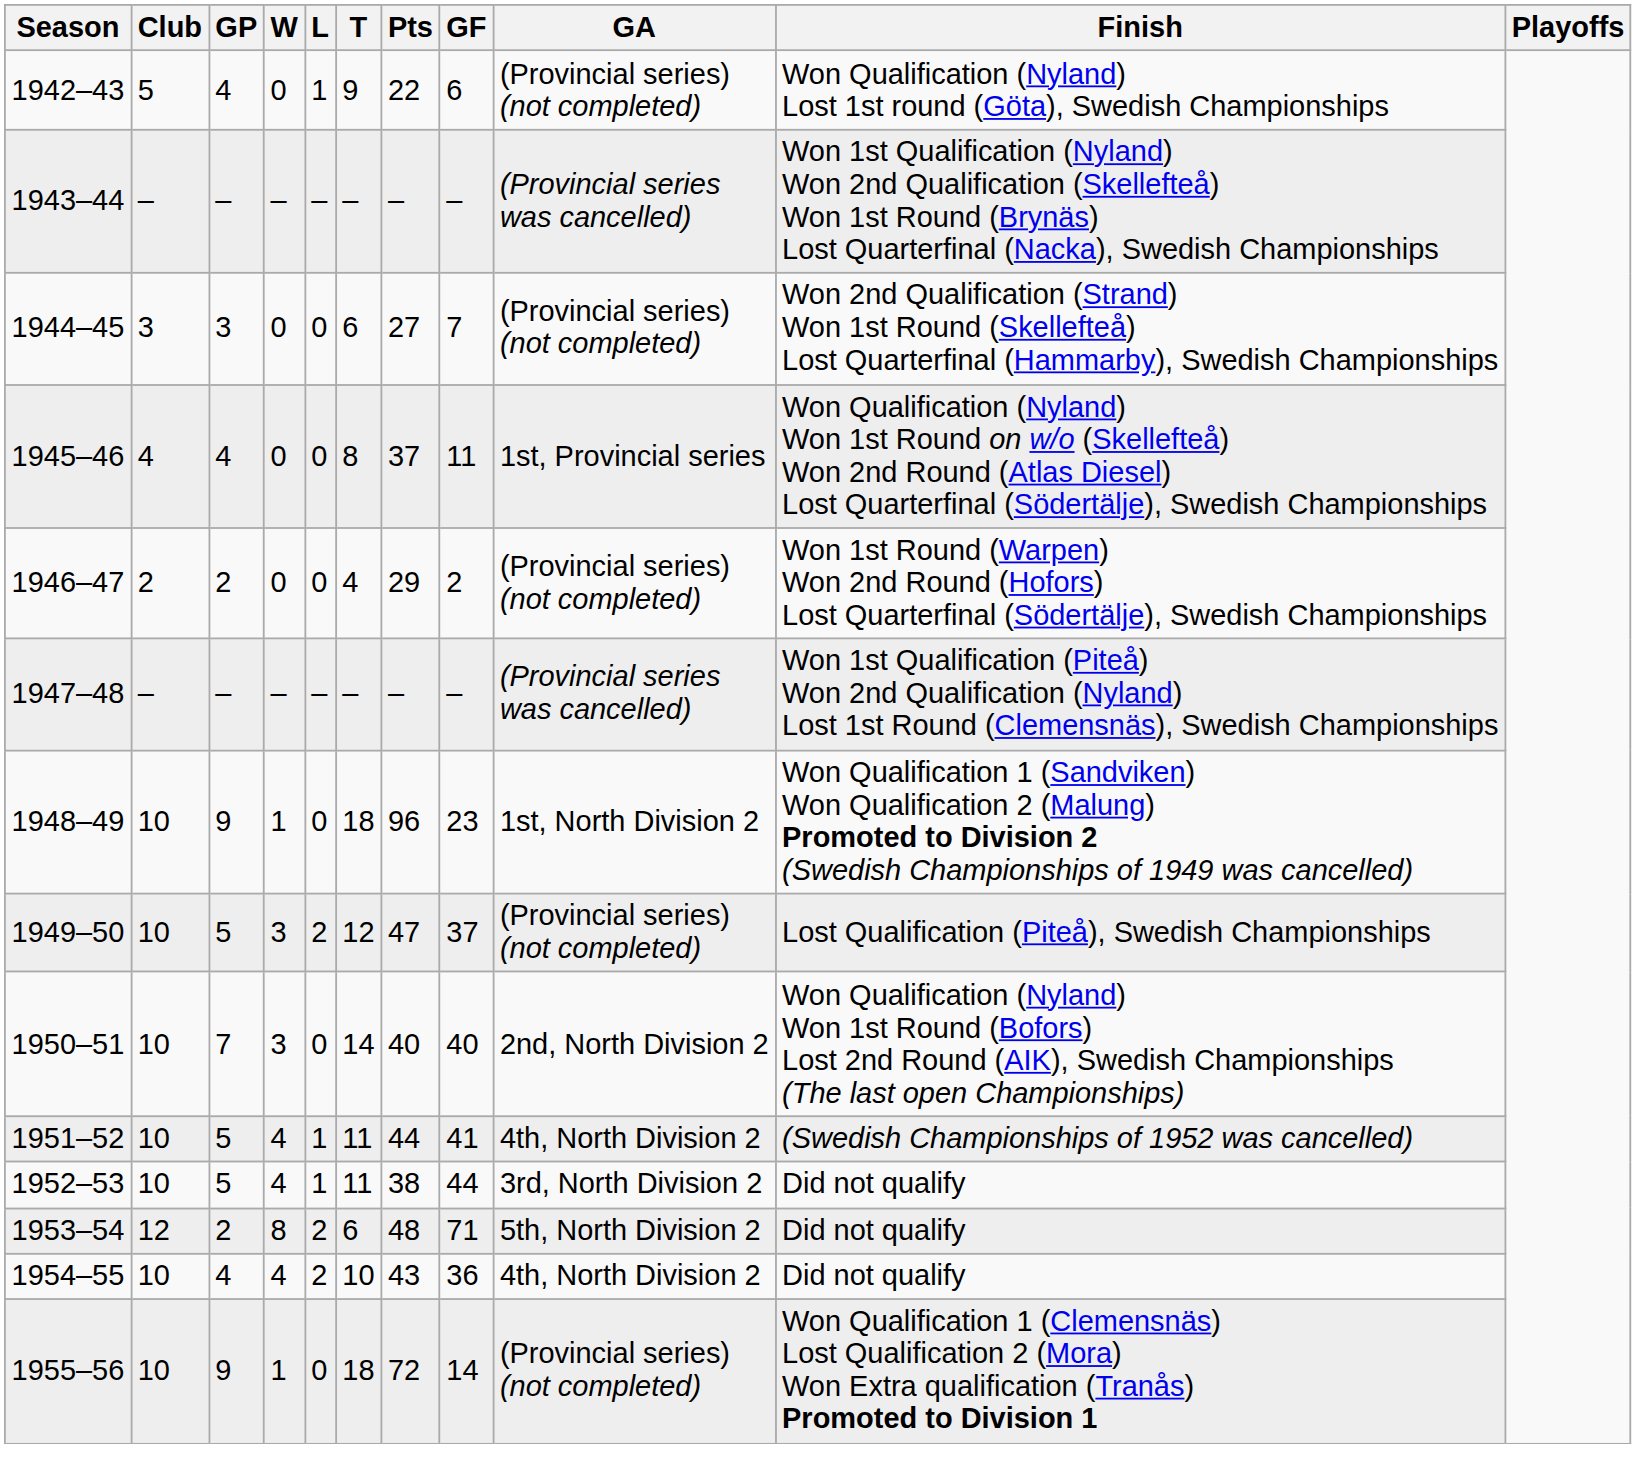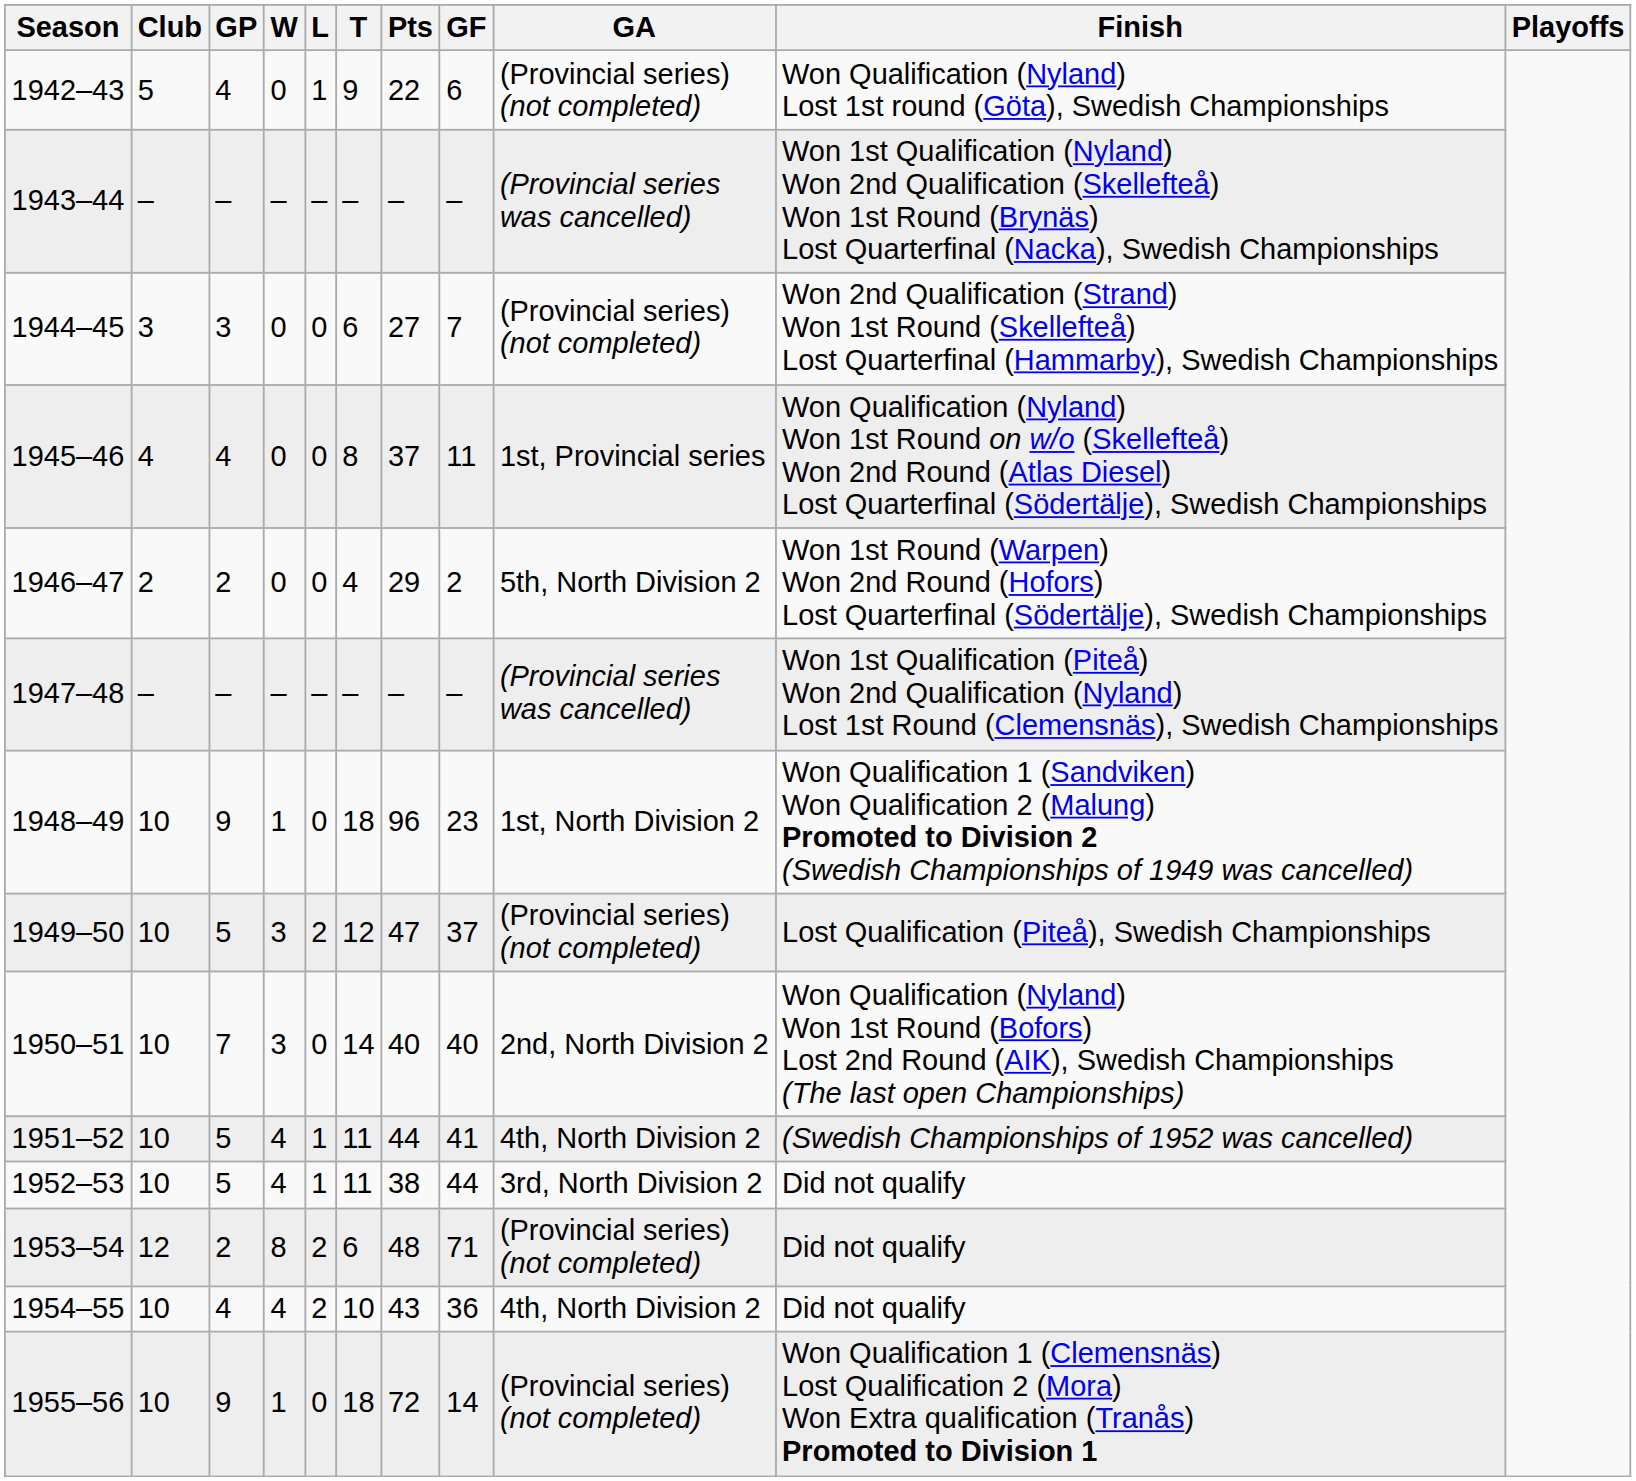(615, 582) (Provincial series) (not completed) -> (630, 582) 5th, North Division 2
(630, 1230) 5th, North Division 2 -> (615, 1246) (Provincial series) (not completed)
